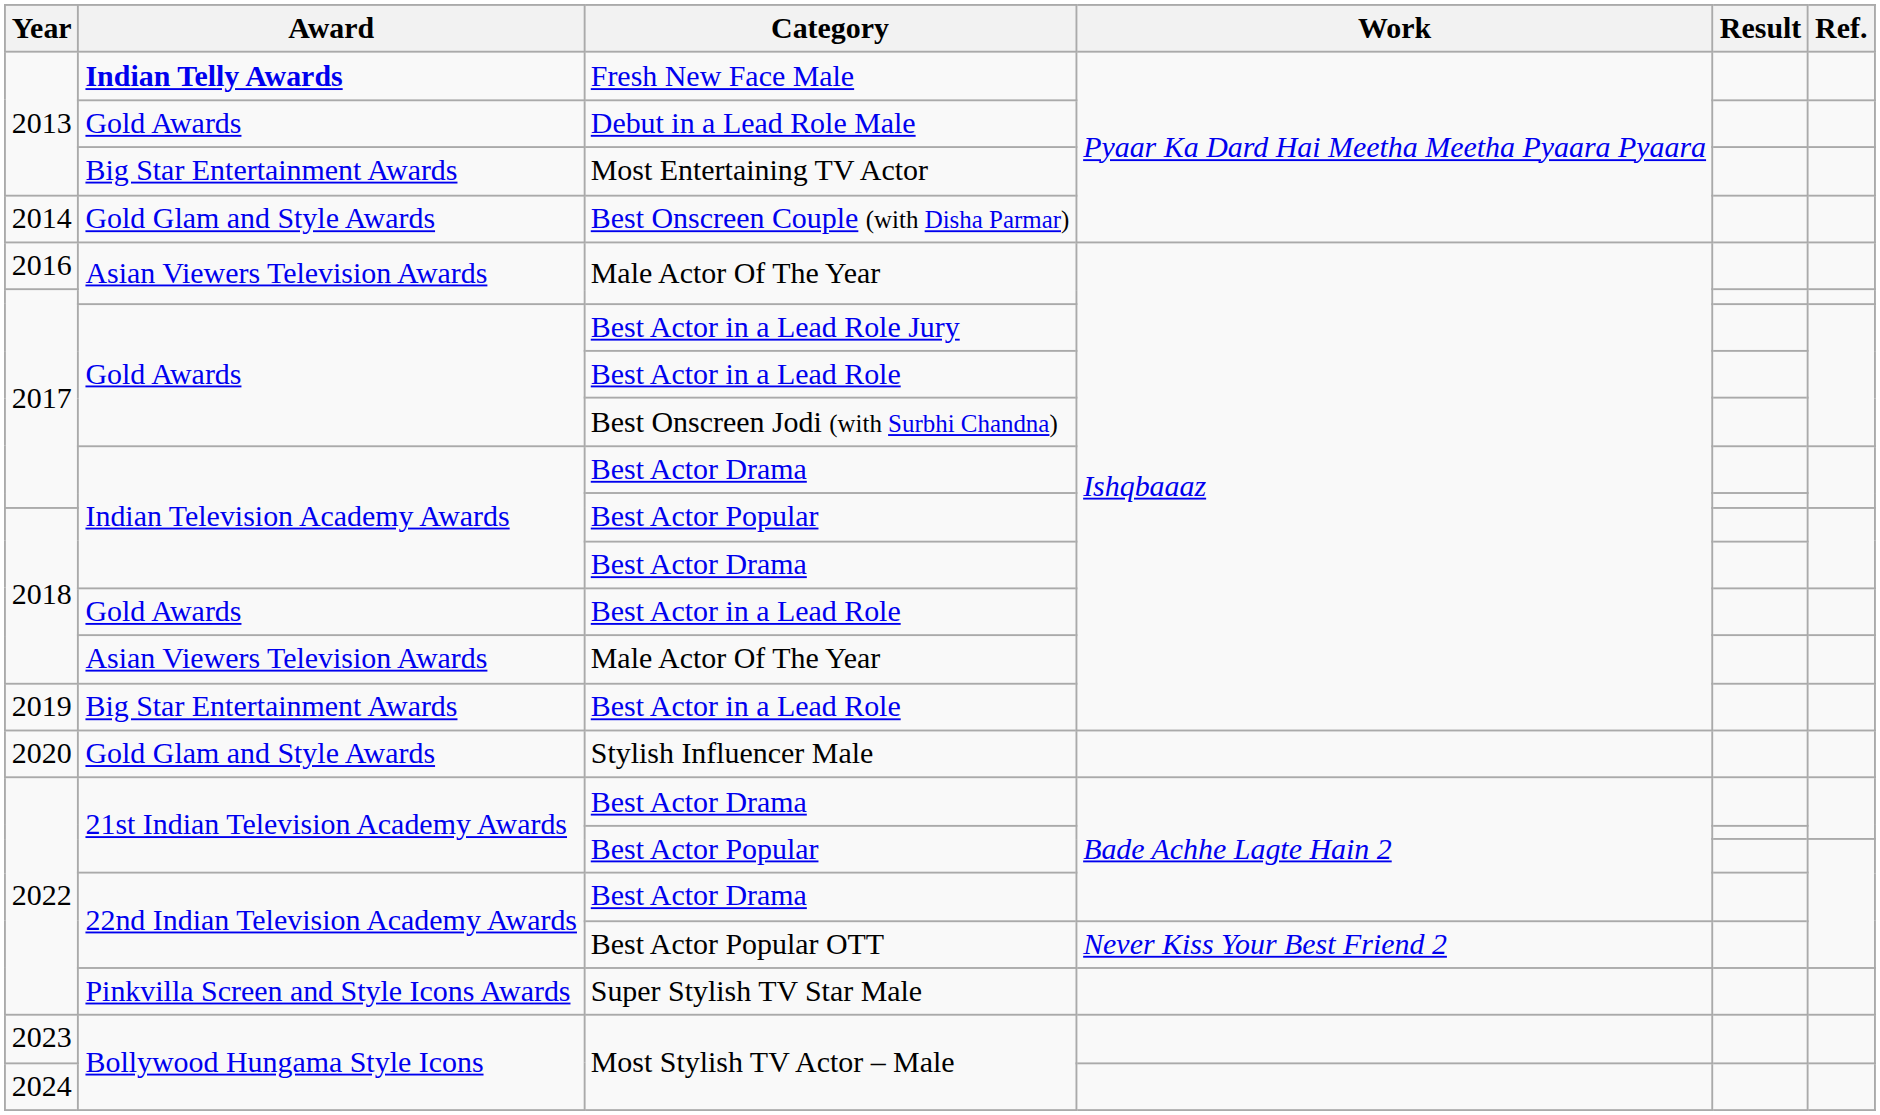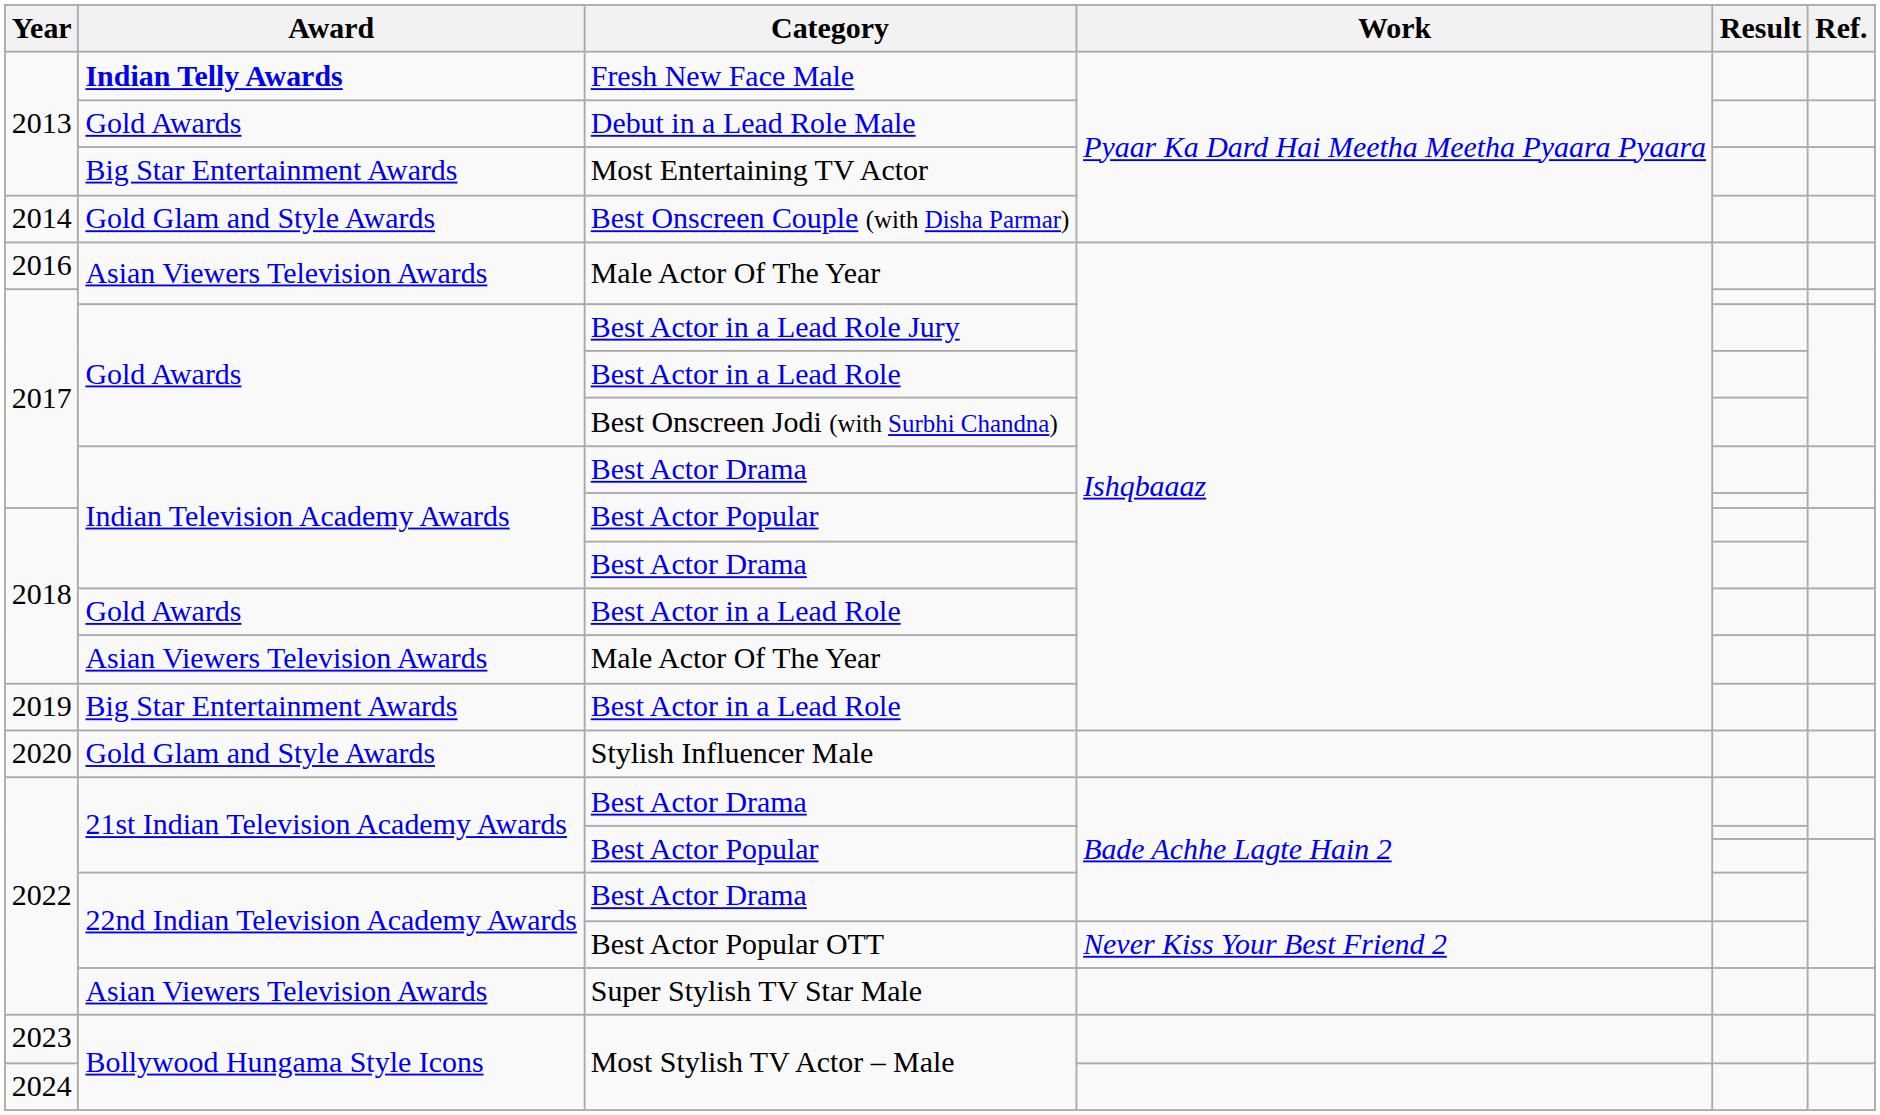(328, 991) Pinkvilla Screen and Style Icons Awards -> (286, 991) Asian Viewers Television Awards
